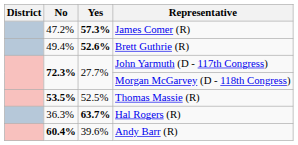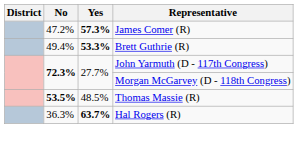(95, 47) 52.6% -> (95, 47) 53.3%
(95, 98) 52.5% -> (95, 98) 48.5%
- row: (146, 132)
